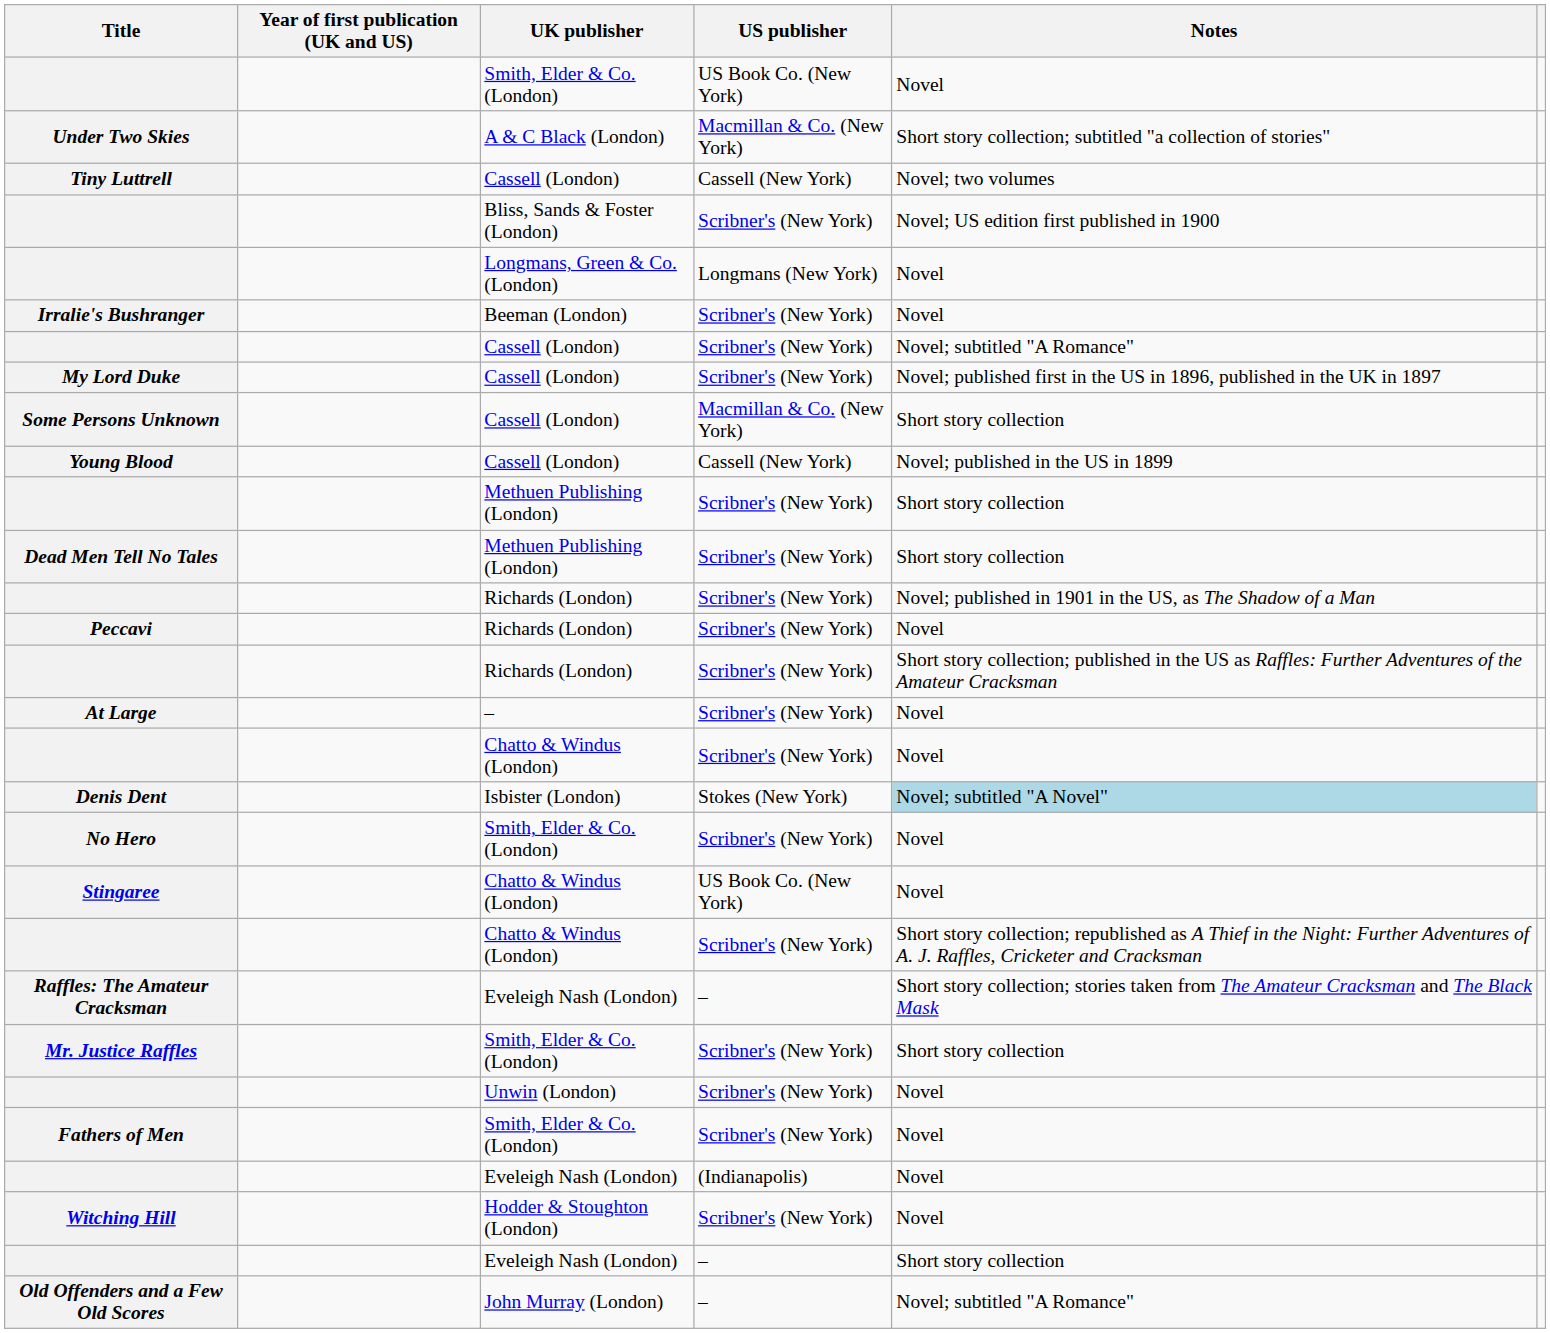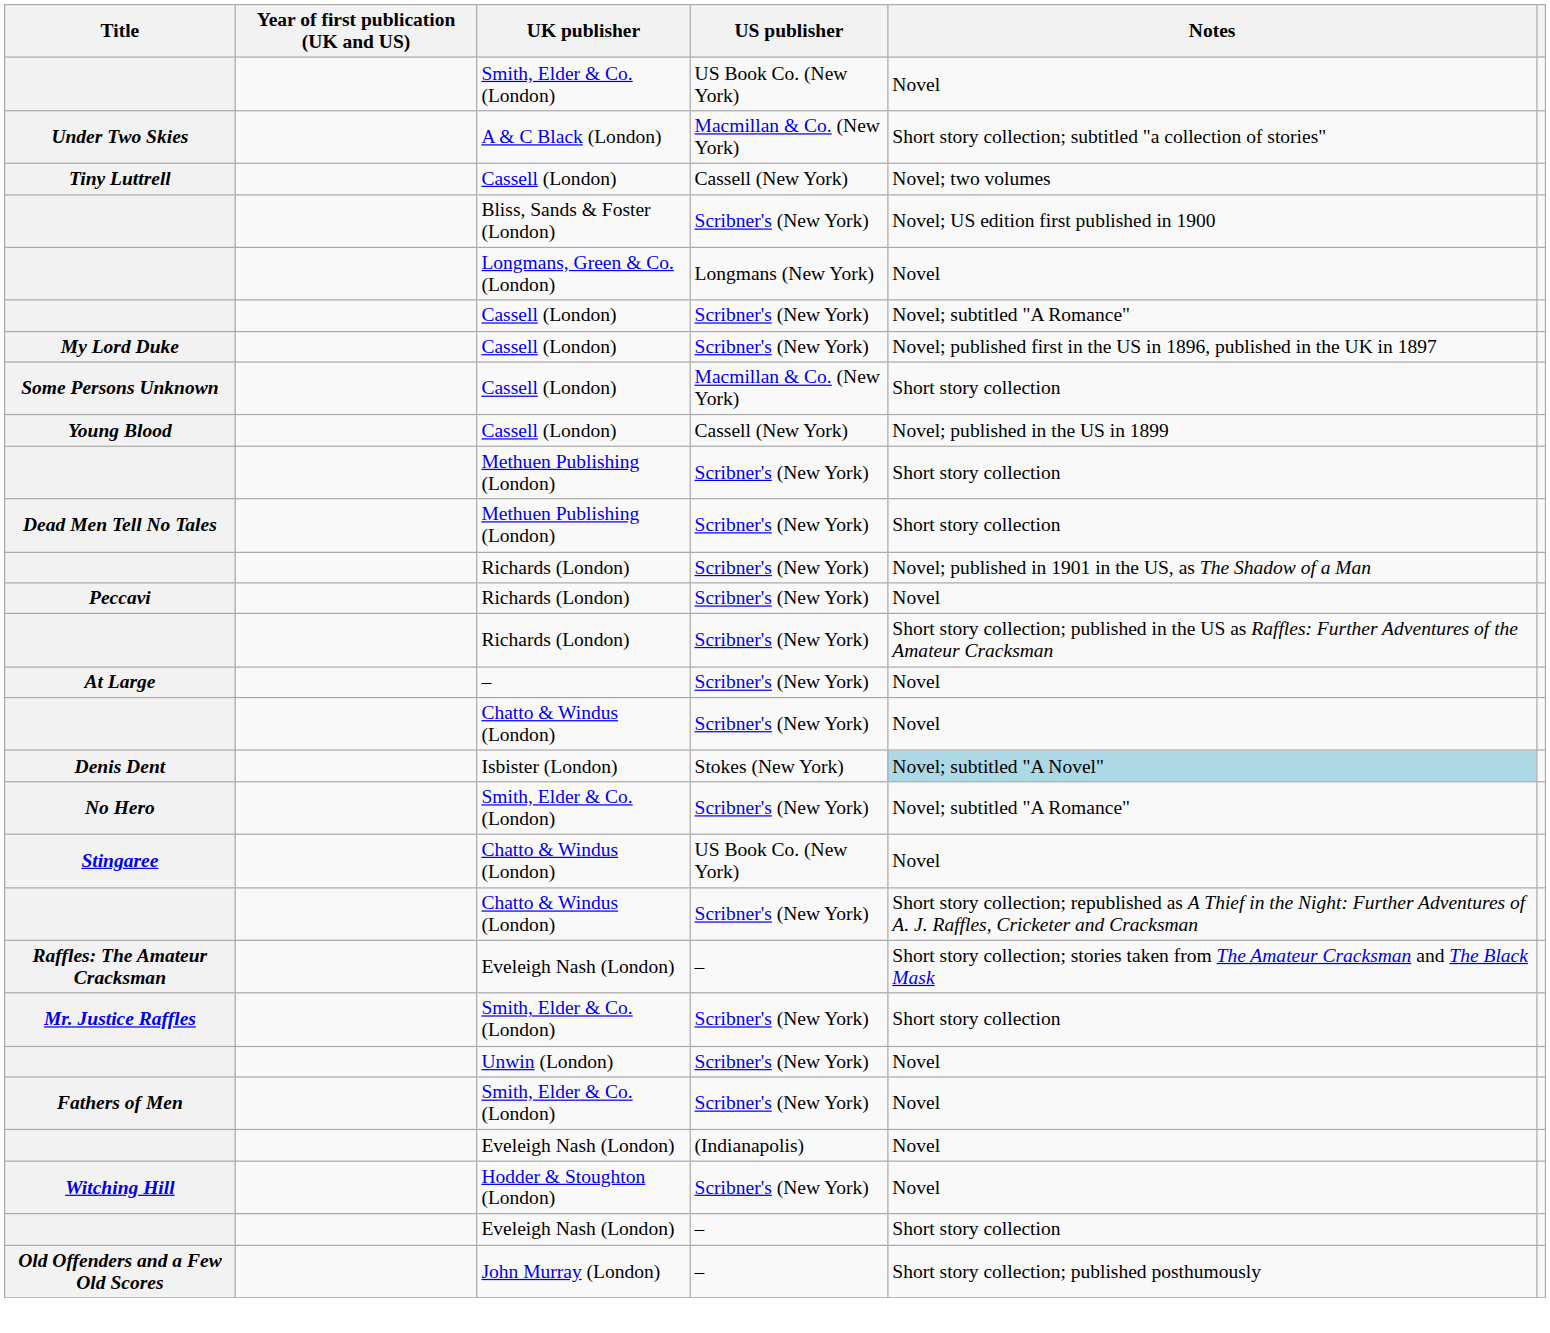- row: (121, 315)
(920, 838) Novel -> (1011, 807) Novel; subtitled "A Romance"
(1015, 1302) Novel; subtitled "A Romance" -> (1077, 1271) Short story collection; published posthumously
